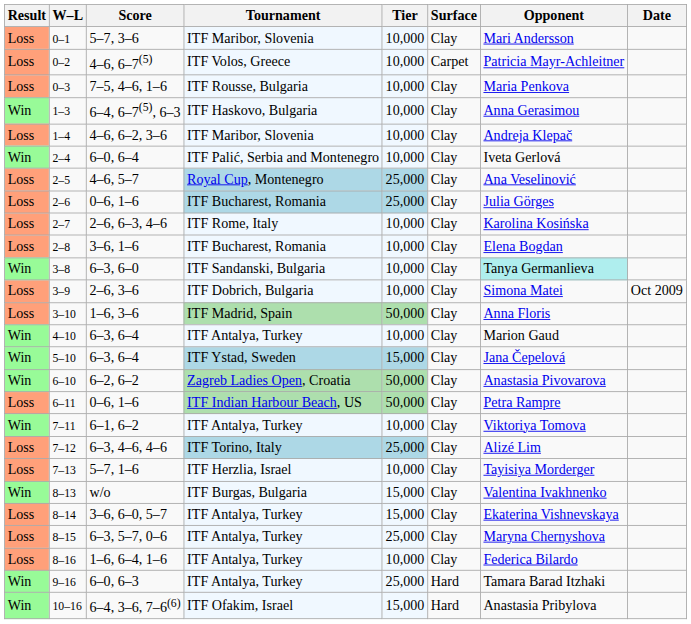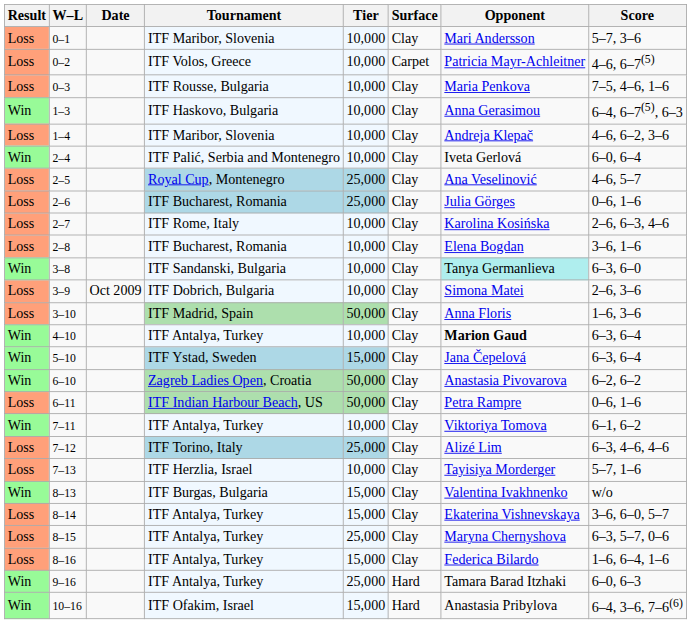columns swapped: (657, 15) <-> (135, 15)
(521, 335) normal -> (486, 335) bold
(405, 559) 10,000 -> (366, 559) 15,000
